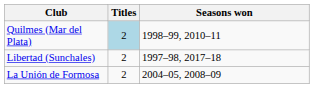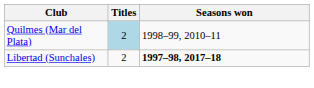(181, 58) normal -> (181, 58) bold
- row: (53, 74)
